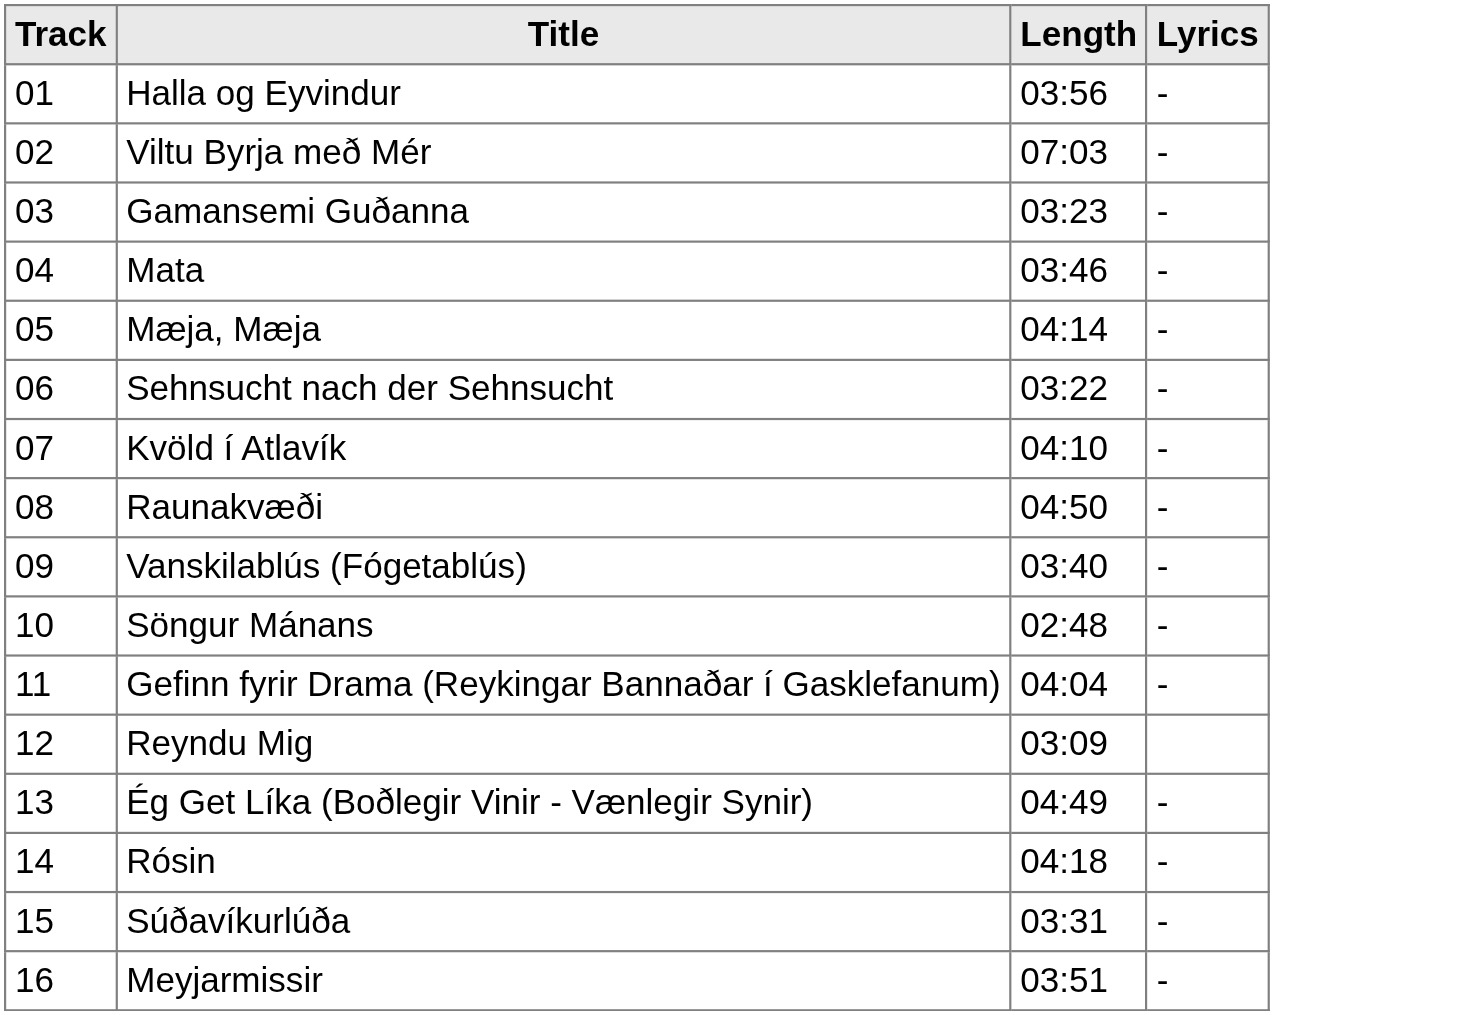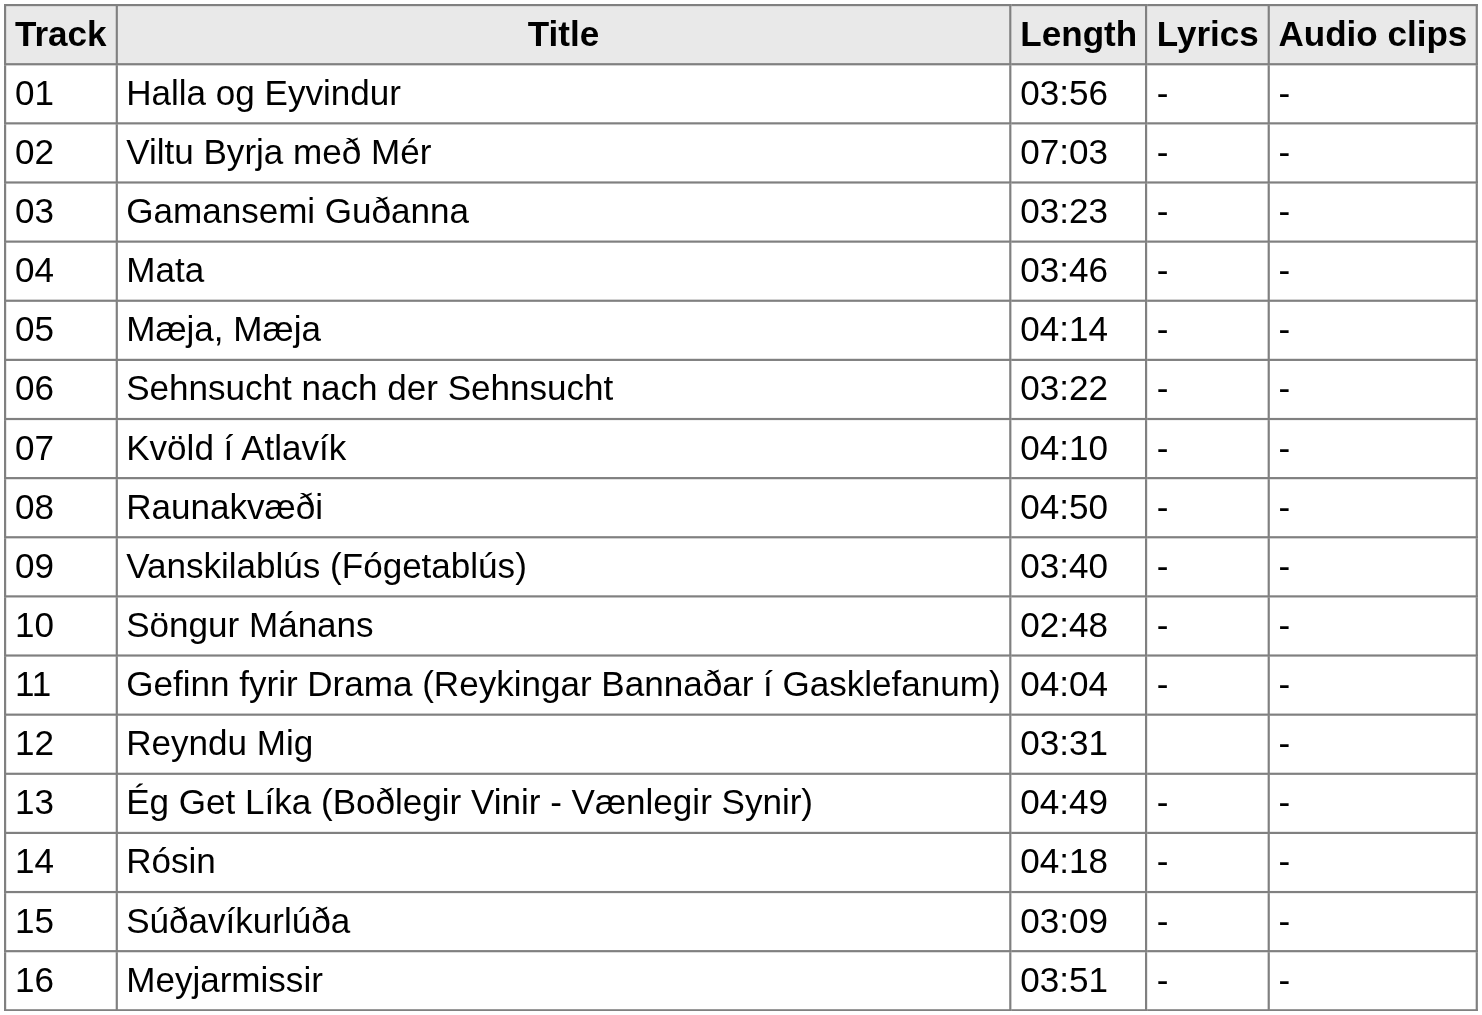+ column: (1373, 34)
(1064, 743) 03:09 -> (1064, 743) 03:31
(1064, 921) 03:31 -> (1064, 921) 03:09
